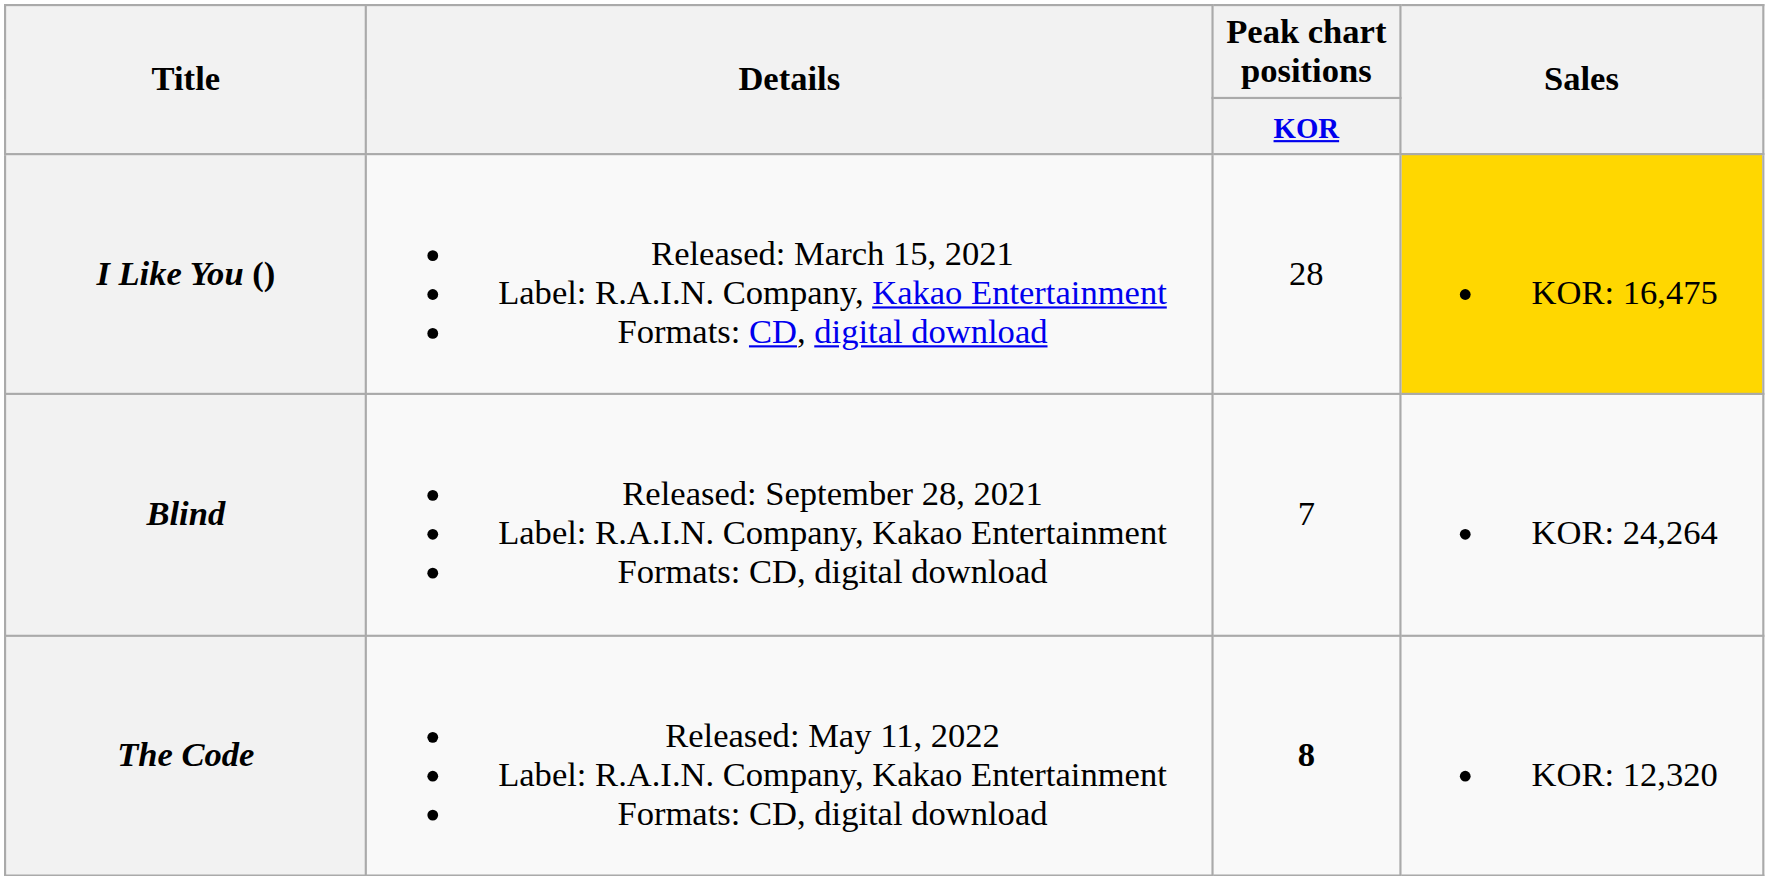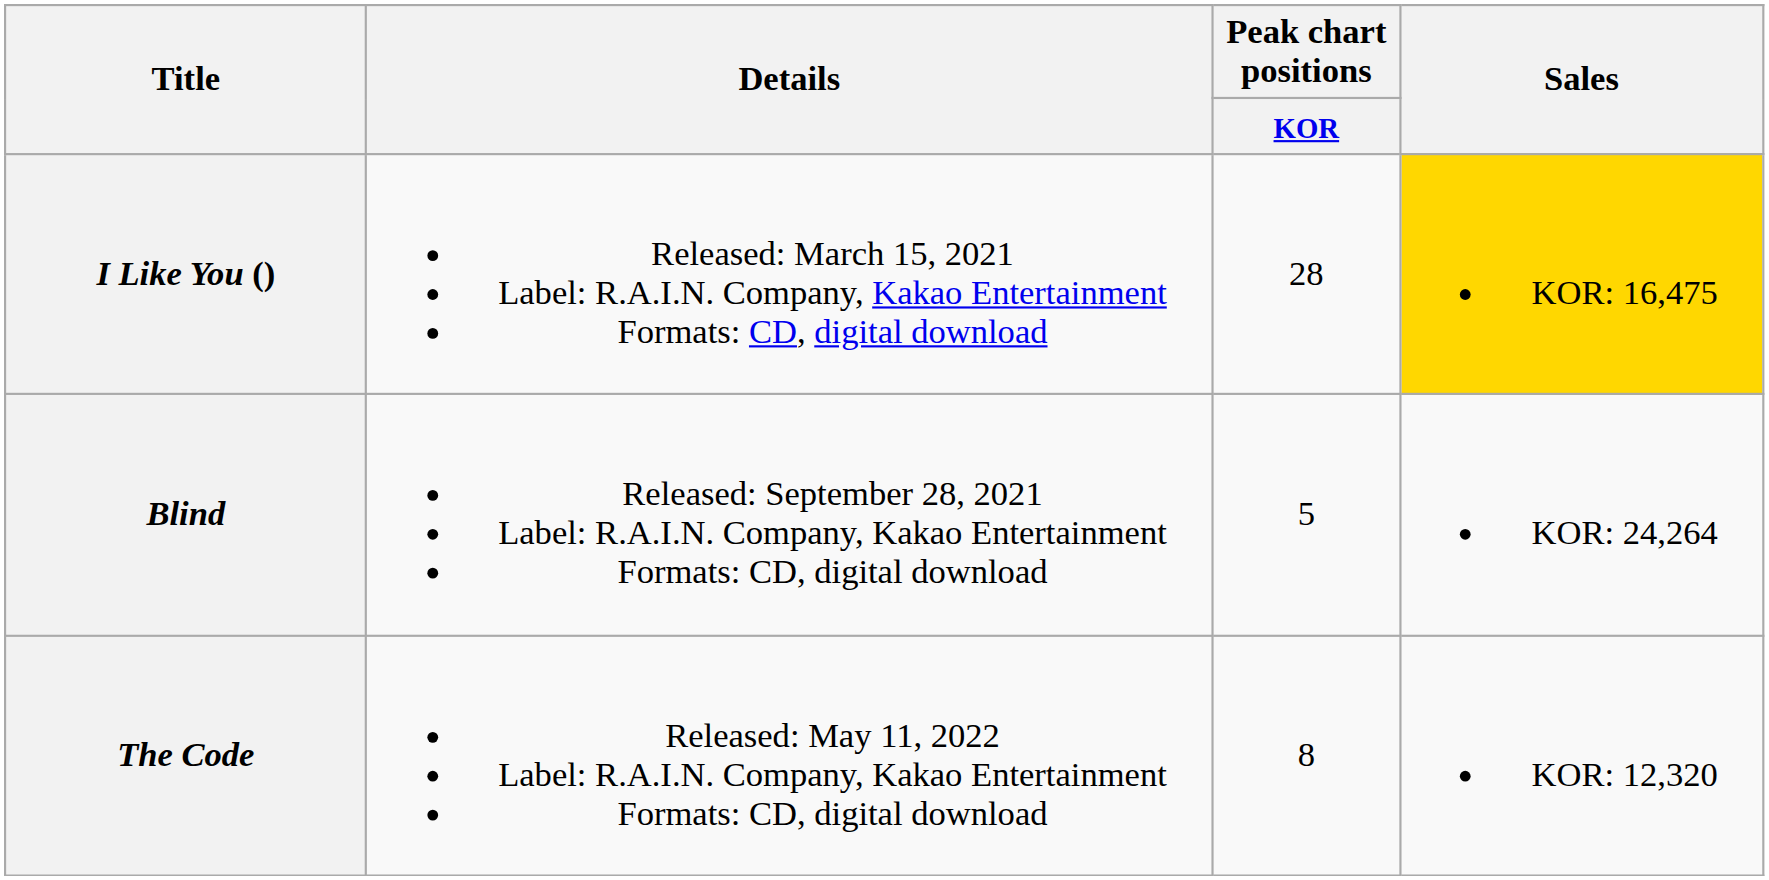(1306, 513) 7 -> (1306, 513) 5
(1306, 754) bold -> (1306, 754) normal
